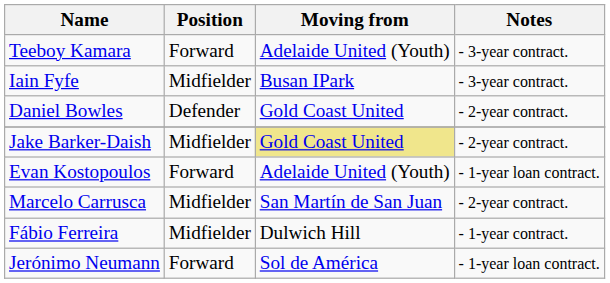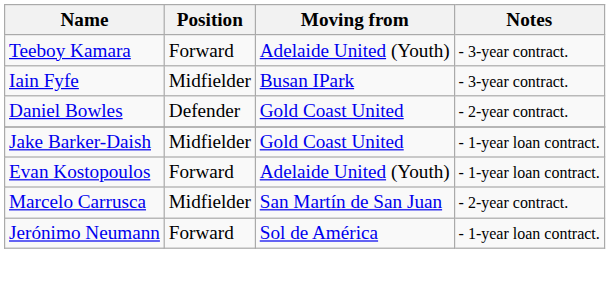(332, 141) khaki background -> (332, 141) no background
(513, 142) - 2-year contract. -> (529, 142) - 1-year loan contract.
- row: (64, 232)
